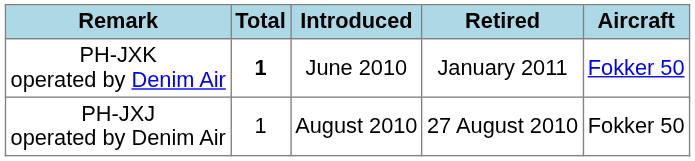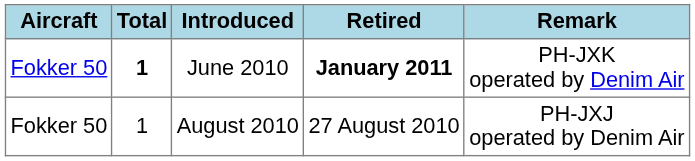columns swapped: (636, 21) <-> (118, 21)
(503, 67) normal -> (384, 67) bold
